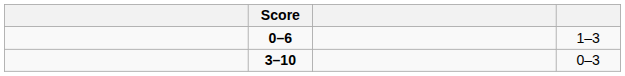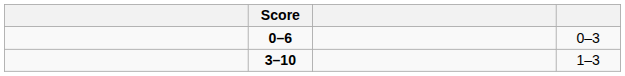(588, 37) 1–3 -> (588, 37) 0–3
(588, 60) 0–3 -> (588, 60) 1–3
